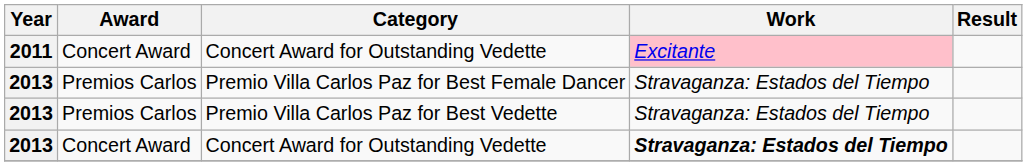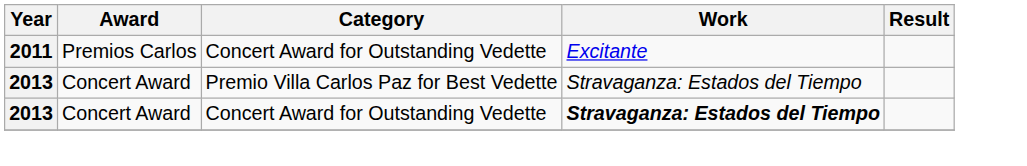(126, 51) Concert Award -> (129, 51) Premios Carlos
(675, 51) pink background -> (607, 51) no background
- row: (31, 82)
(129, 113) Premios Carlos -> (126, 82) Concert Award
